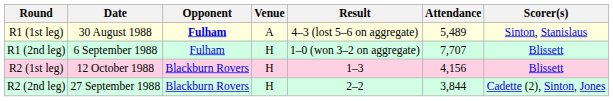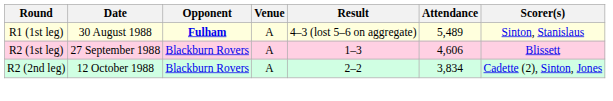- row: (36, 50)
(115, 68) 12 October 1988 -> (115, 50) 27 September 1988
(269, 68) H -> (269, 50) A
(453, 68) 4,156 -> (450, 50) 4,606
(115, 86) 27 September 1988 -> (115, 68) 12 October 1988
(269, 86) H -> (269, 68) A
(453, 86) 3,844 -> (450, 68) 3,834
